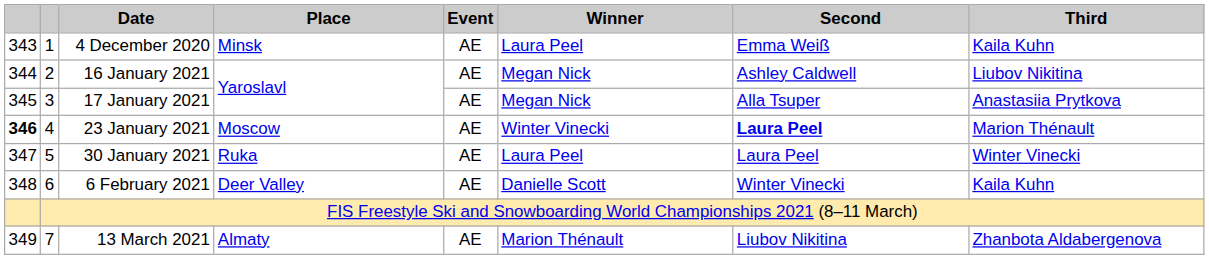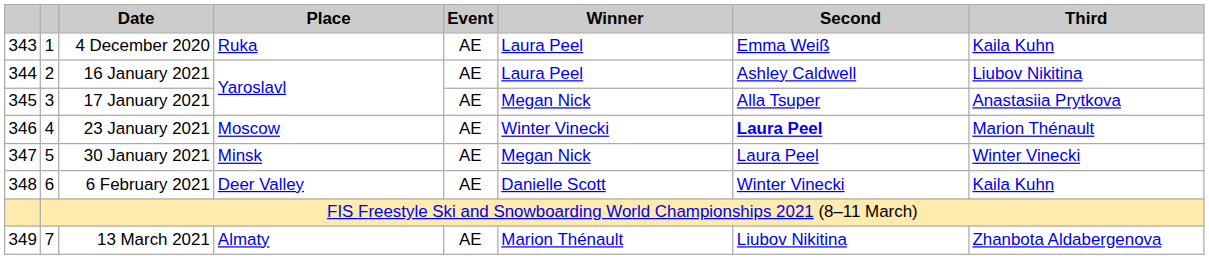(240, 45) Minsk -> (238, 45) Ruka
(546, 73) Megan Nick -> (542, 73) Laura Peel
(23, 128) bold -> (23, 128) normal
(238, 156) Ruka -> (240, 156) Minsk
(542, 156) Laura Peel -> (546, 156) Megan Nick
